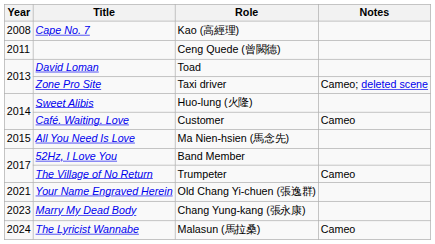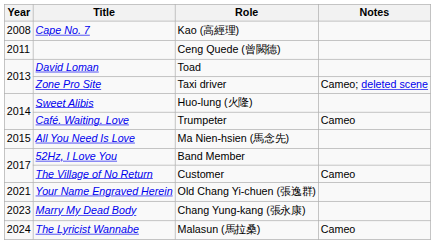(201, 121) Customer -> (202, 121) Trumpeter
(202, 174) Trumpeter -> (201, 174) Customer
